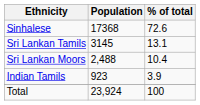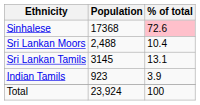(157, 28) no background -> (157, 28) pink background
rows swapped: (46, 44) <-> (46, 60)
